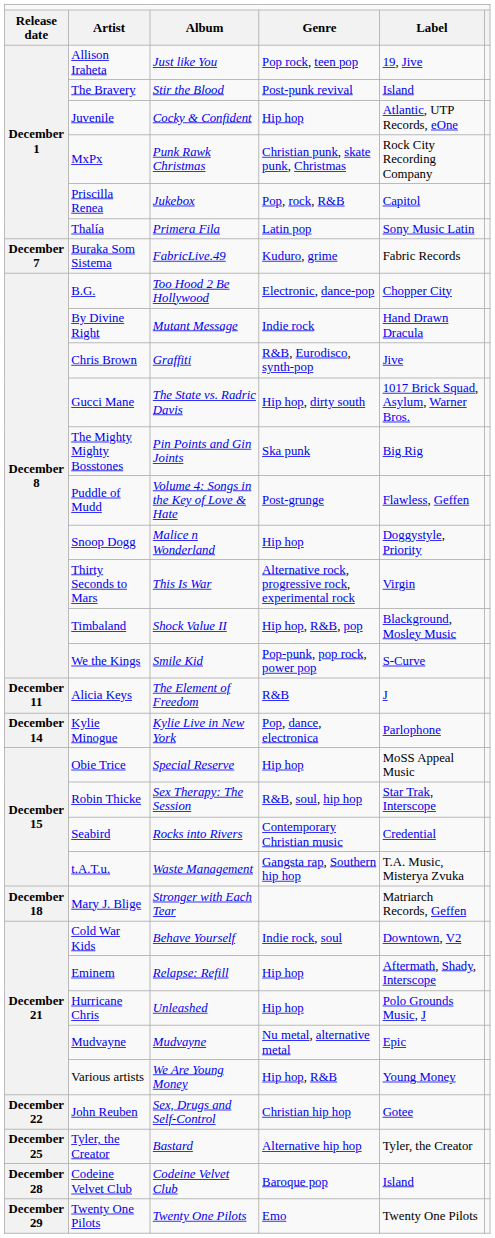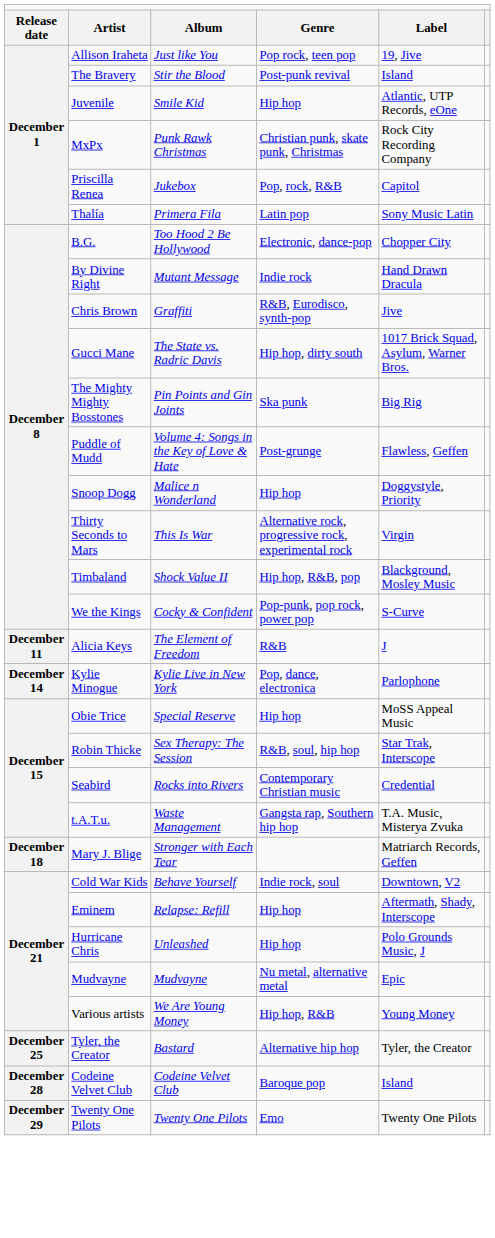(202, 117) Cocky & Confident -> (179, 103) Smile Kid
- row: (103, 256)
(178, 660) Smile Kid -> (203, 611) Cocky & Confident
- row: (104, 1111)
